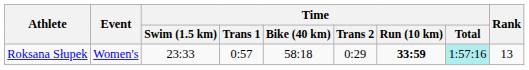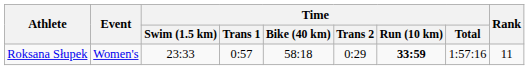(468, 54) paleturquoise background -> (468, 54) no background
(507, 54) 13 -> (507, 54) 11
